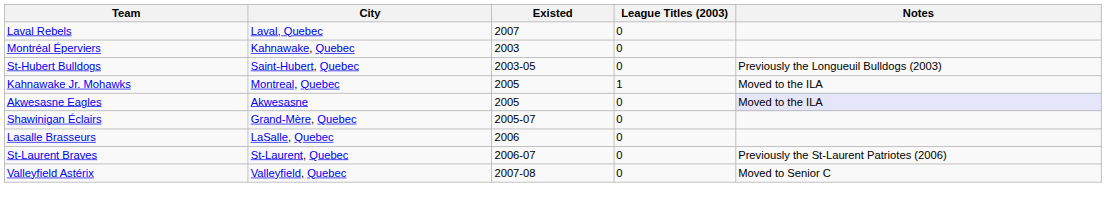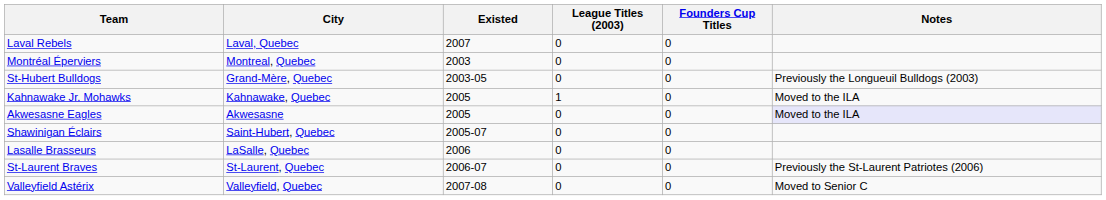+ column: (717, 19)
(303, 48) Kahnawake, Quebec -> (271, 61) Montreal, Quebec
(305, 66) Saint-Hubert, Quebec -> (279, 79) Grand-Mère, Quebec
(295, 84) Montreal, Quebec -> (278, 97) Kahnawake, Quebec
(304, 119) Grand-Mère, Quebec -> (280, 132) Saint-Hubert, Quebec
